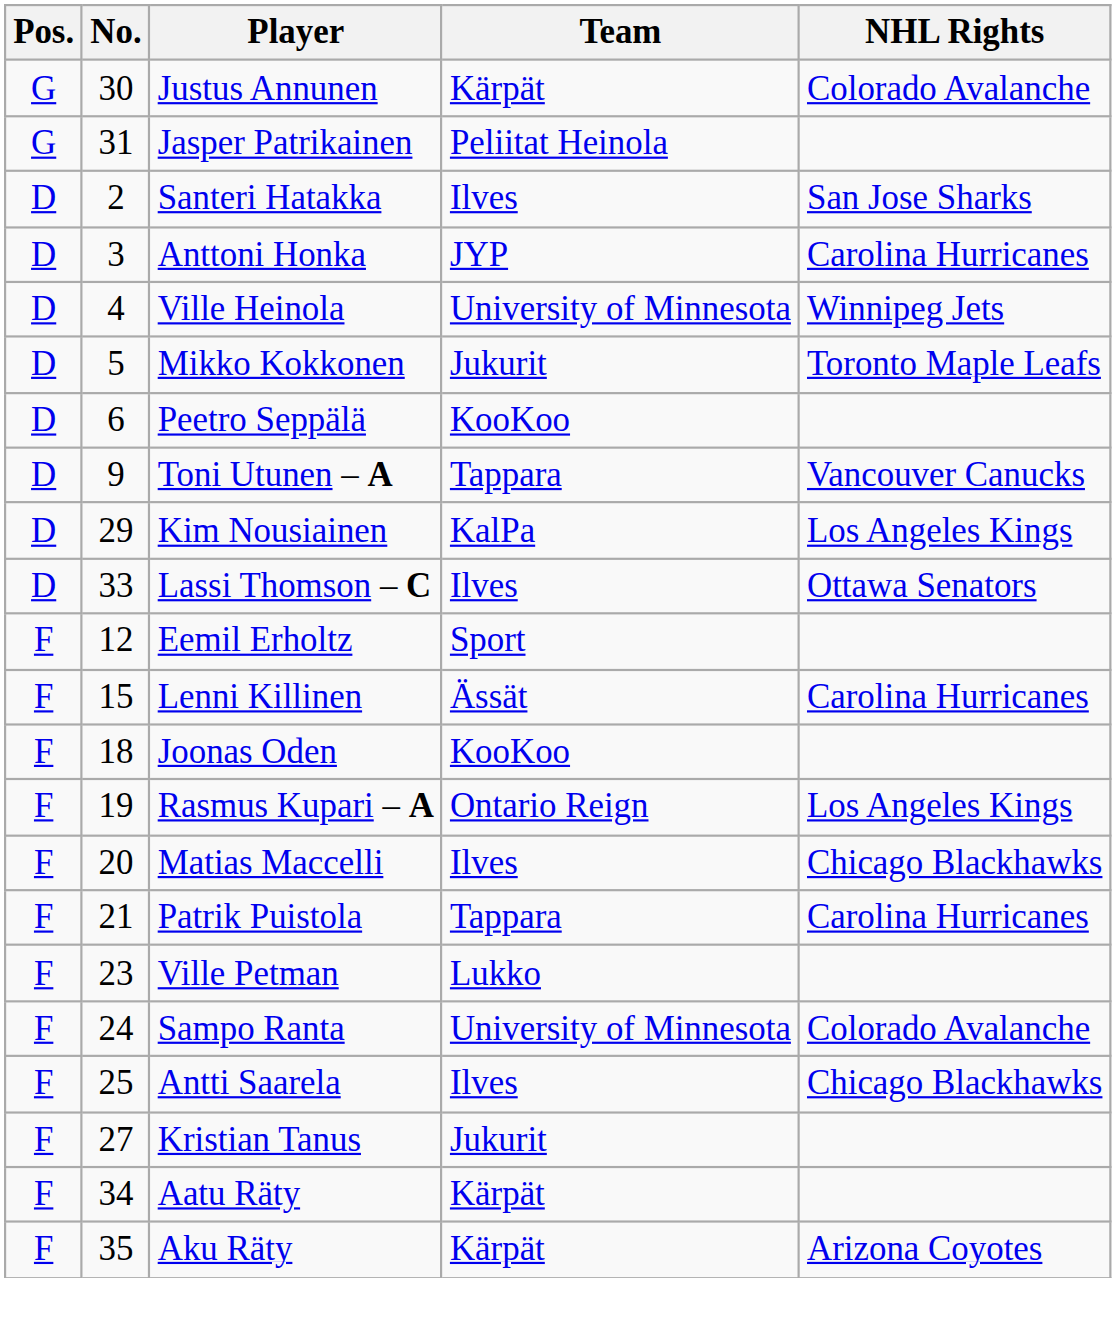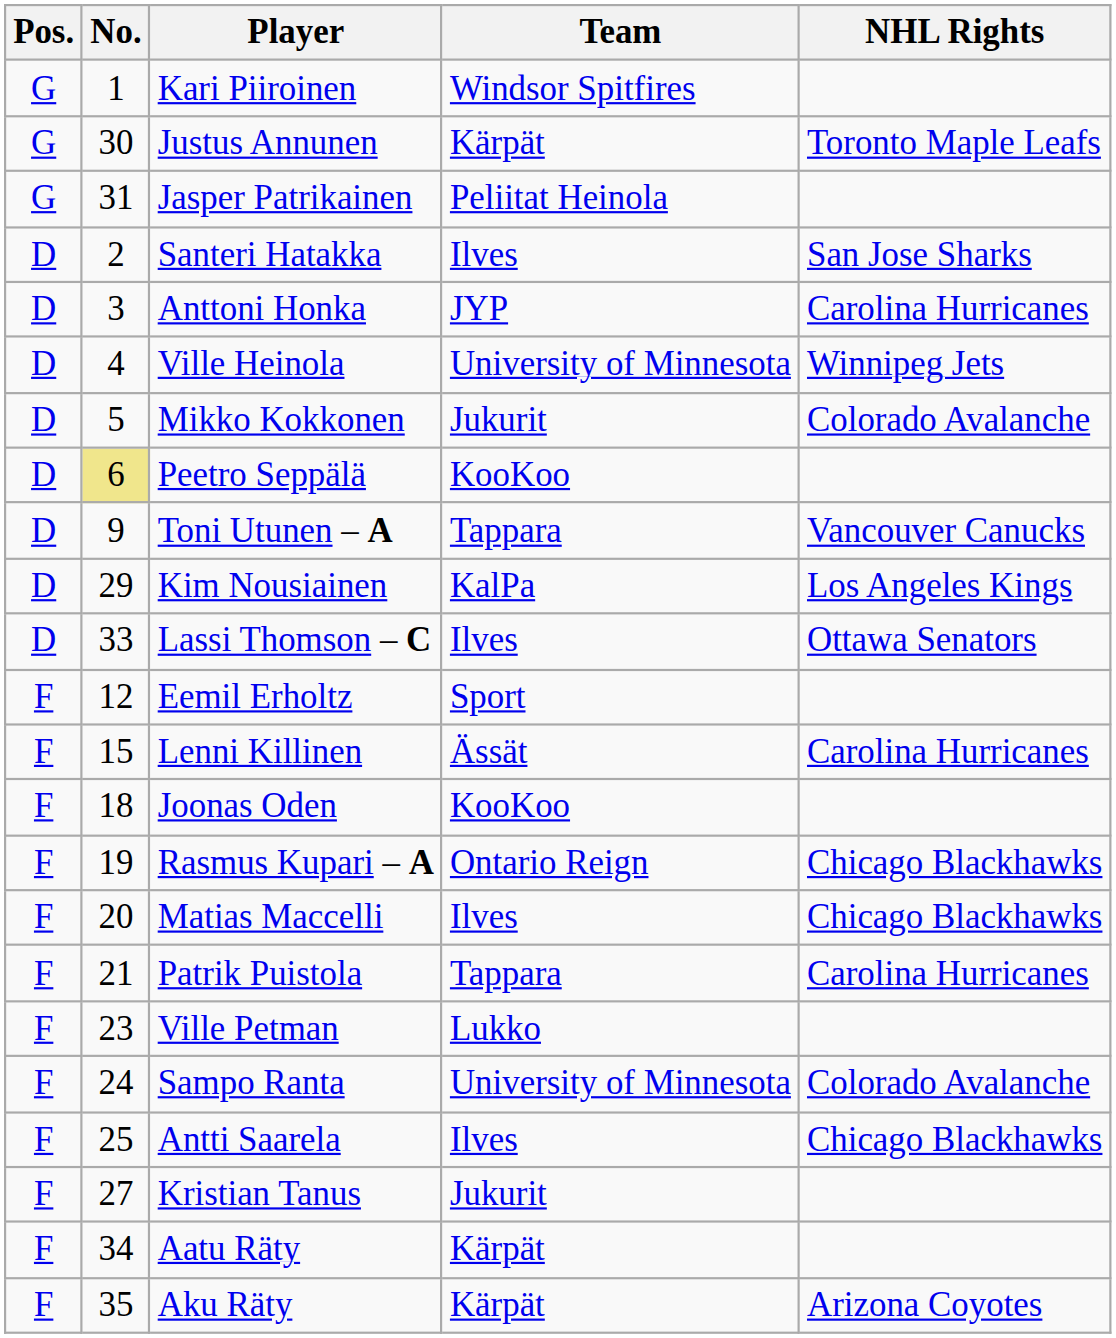+ row: (257, 87)
(949, 87) Colorado Avalanche -> (954, 142) Toronto Maple Leafs
(954, 364) Toronto Maple Leafs -> (949, 419) Colorado Avalanche
(116, 419) no background -> (116, 474) khaki background
(940, 806) Los Angeles Kings -> (955, 861) Chicago Blackhawks
